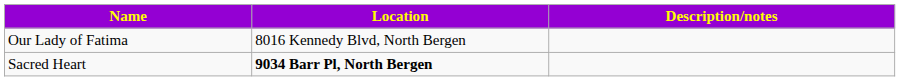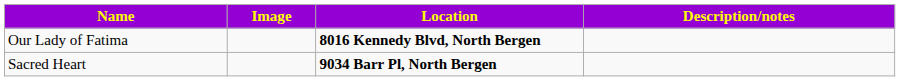+ column: (272, 16)
(361, 40) normal -> (430, 40) bold
